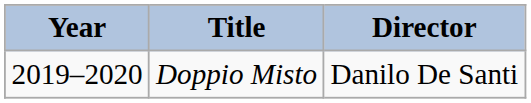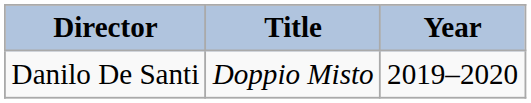columns swapped: (77, 27) <-> (424, 27)
